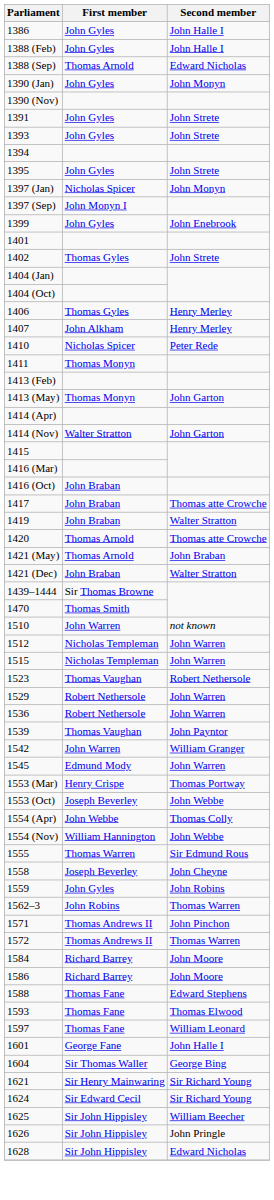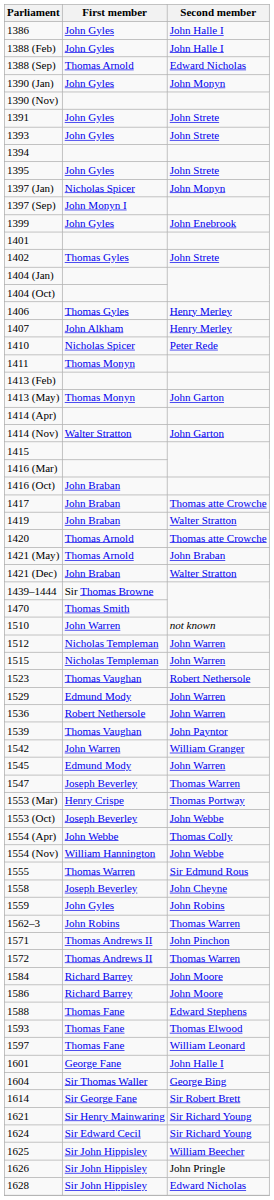(105, 696) Robert Nethersole -> (98, 696) Edmund Mody
+ row: (18, 783)
+ row: (18, 1098)
